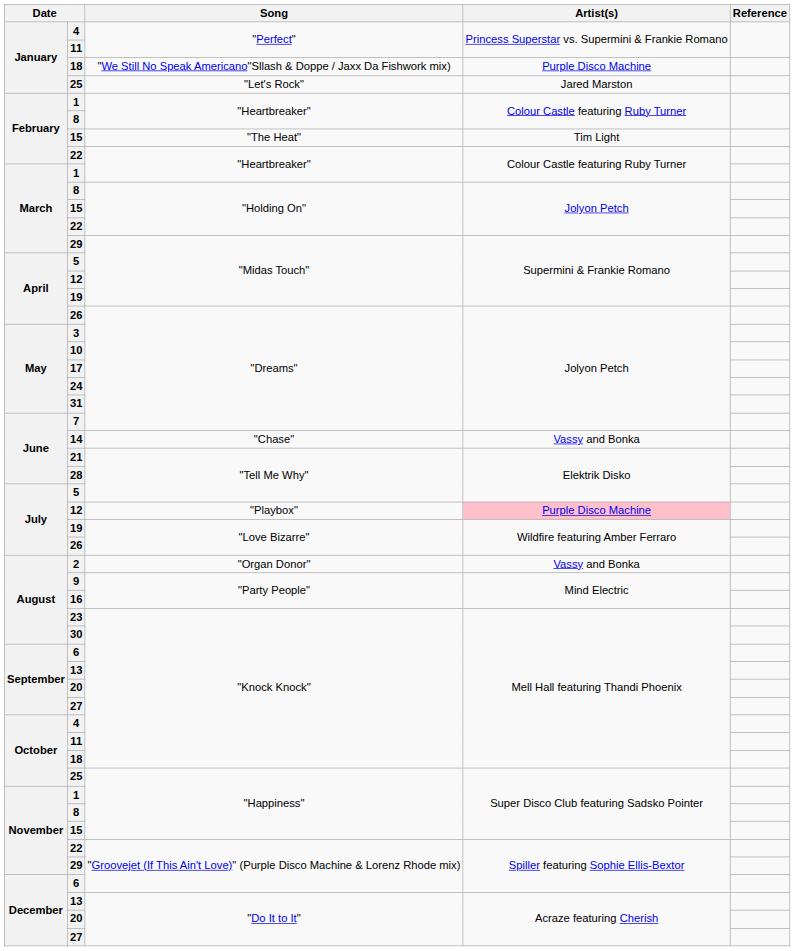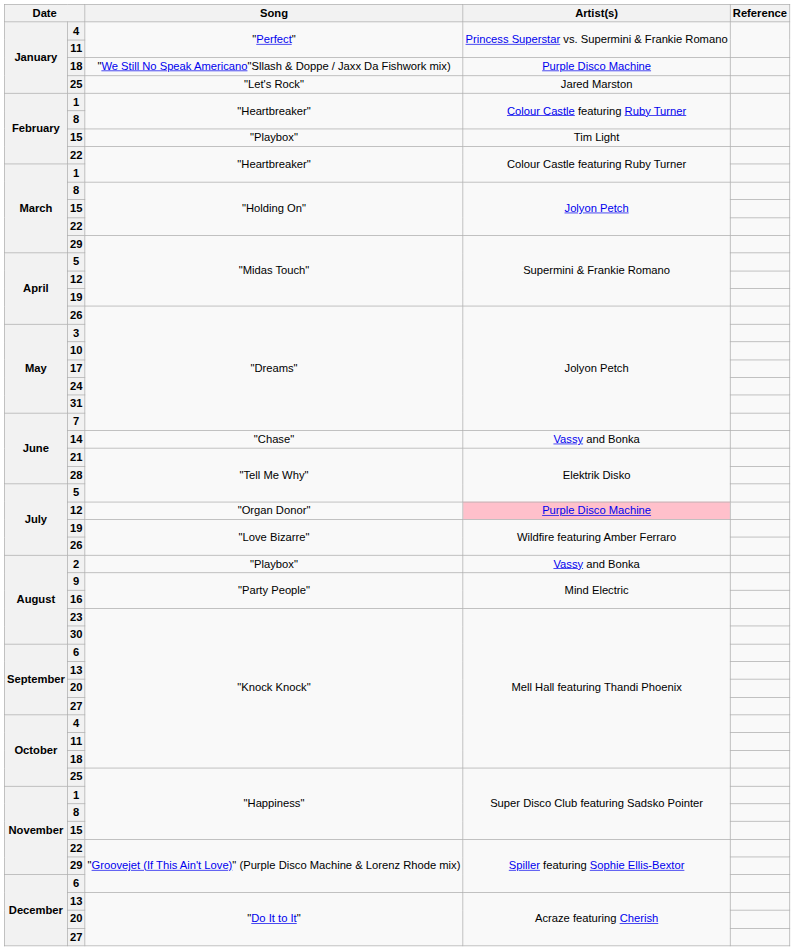(274, 137) "The Heat" -> (274, 137) "Playbox"
(274, 510) "Playbox" -> (274, 510) "Organ Donor"
(274, 564) "Organ Donor" -> (274, 564) "Playbox"
